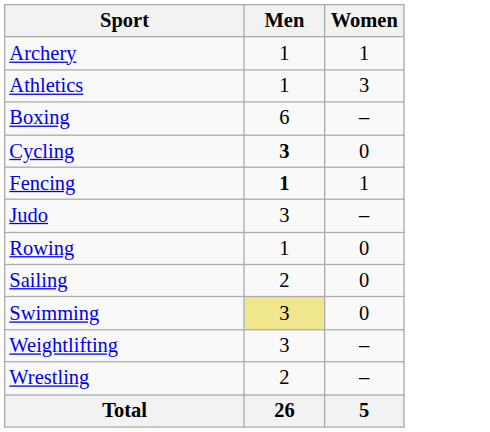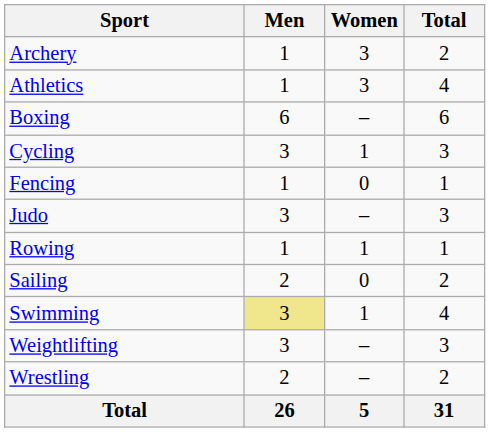+ column: (444, 20)
(364, 53) 1 -> (364, 53) 3
(284, 150) bold -> (284, 150) normal
(364, 150) 0 -> (364, 150) 1
(284, 183) bold -> (284, 183) normal
(364, 183) 1 -> (364, 183) 0
(364, 248) 0 -> (364, 248) 1
(364, 313) 0 -> (364, 313) 1
